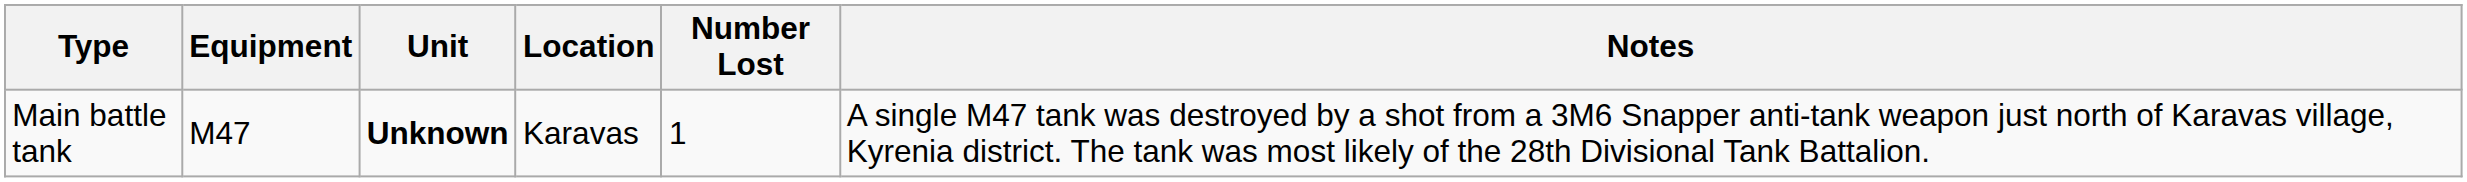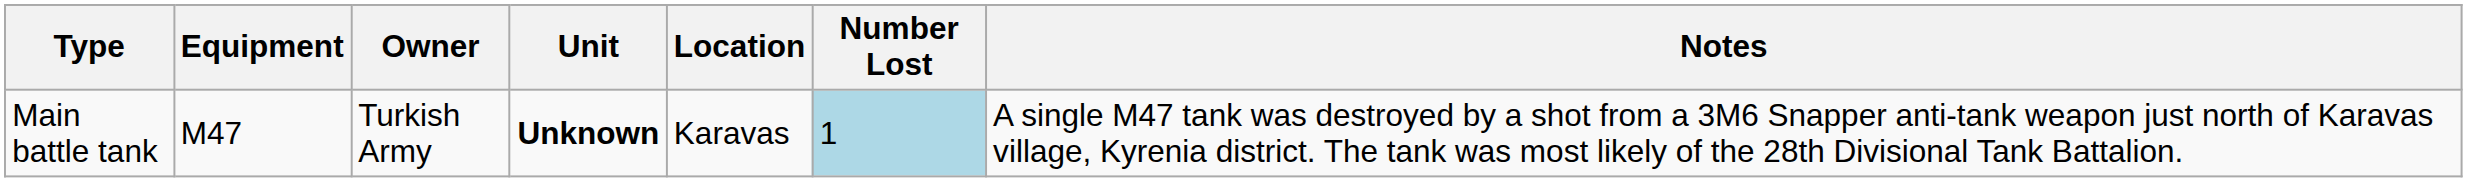+ column: (431, 47)
(678, 132) no background -> (828, 132) lightblue background
